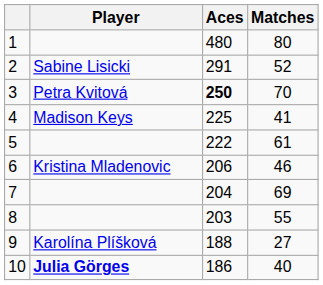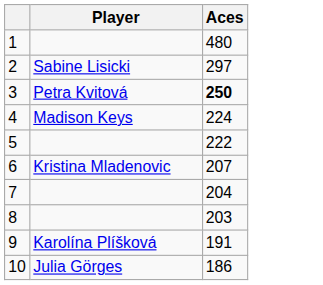- column: (283, 17)
(219, 68) 291 -> (219, 68) 297
(219, 118) 225 -> (219, 118) 224
(219, 168) 206 -> (219, 168) 207
(219, 243) 188 -> (219, 243) 191
(81, 268) bold -> (78, 268) normal
